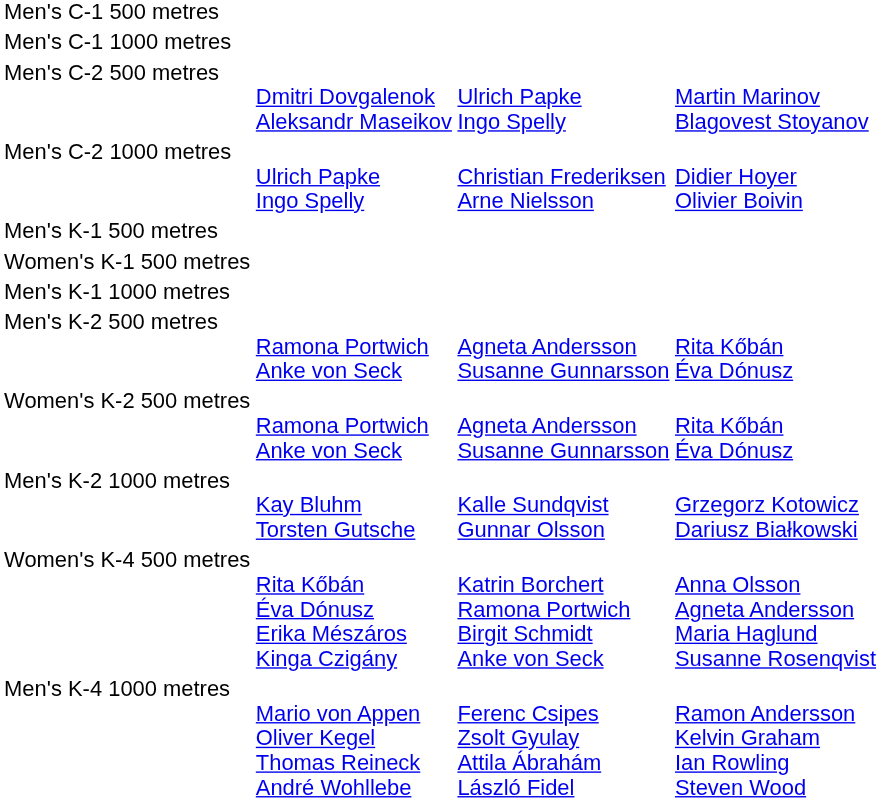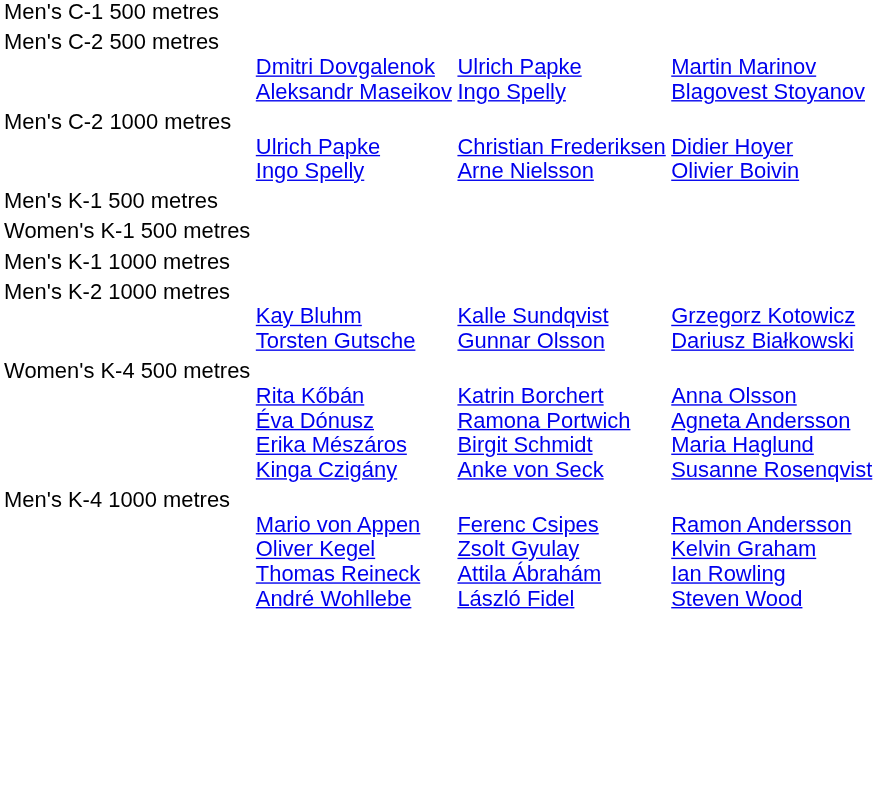- row: (118, 42)
- row: (111, 321)
- row: (127, 401)
